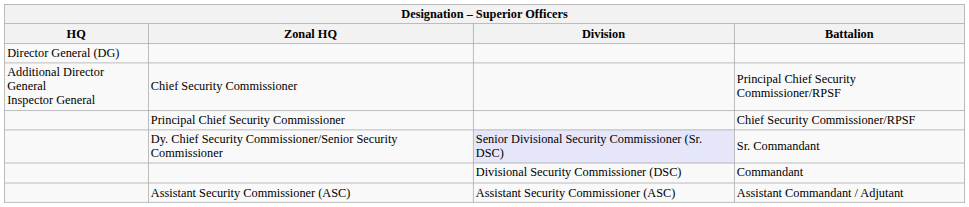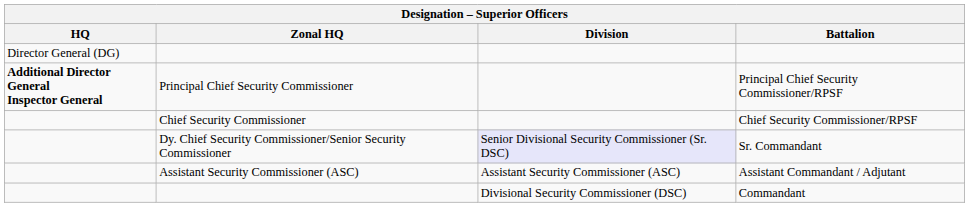(56, 86) normal -> (59, 86) bold
(224, 86) Chief Security Commissioner -> (256, 86) Principal Chief Security Commissioner
(248, 120) Principal Chief Security Commissioner -> (232, 120) Chief Security Commissioner
rows swapped: (770, 173) <-> (820, 192)
